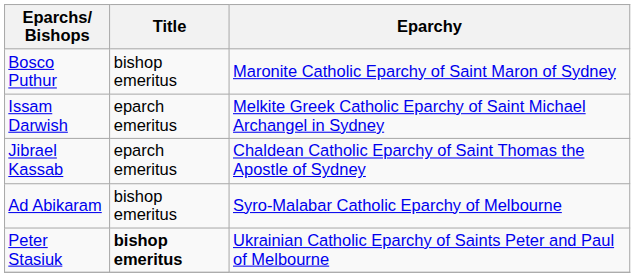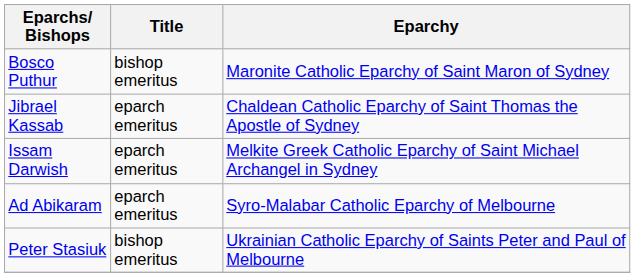rows swapped: (36, 160) <-> (38, 116)
(145, 205) bishop emeritus -> (146, 205) eparch emeritus
(148, 250) bold -> (146, 250) normal
